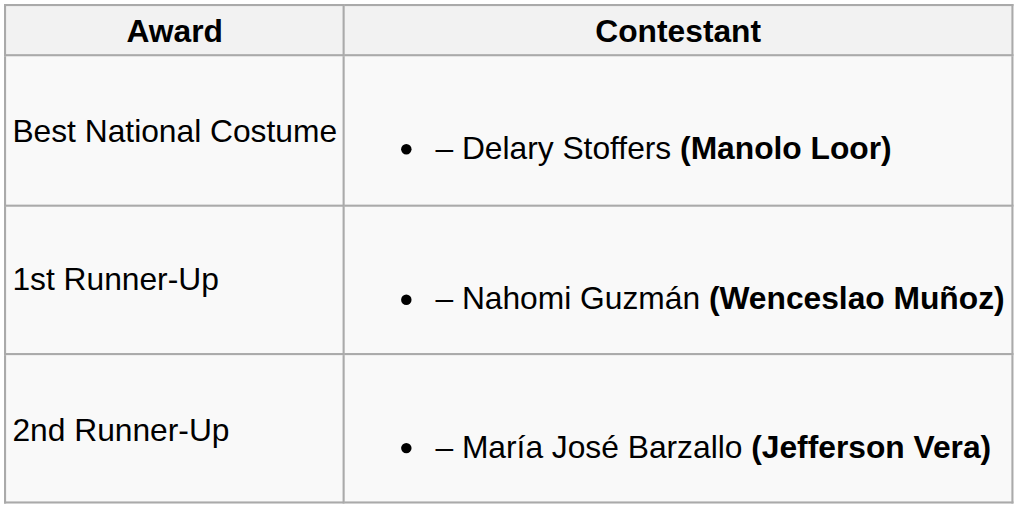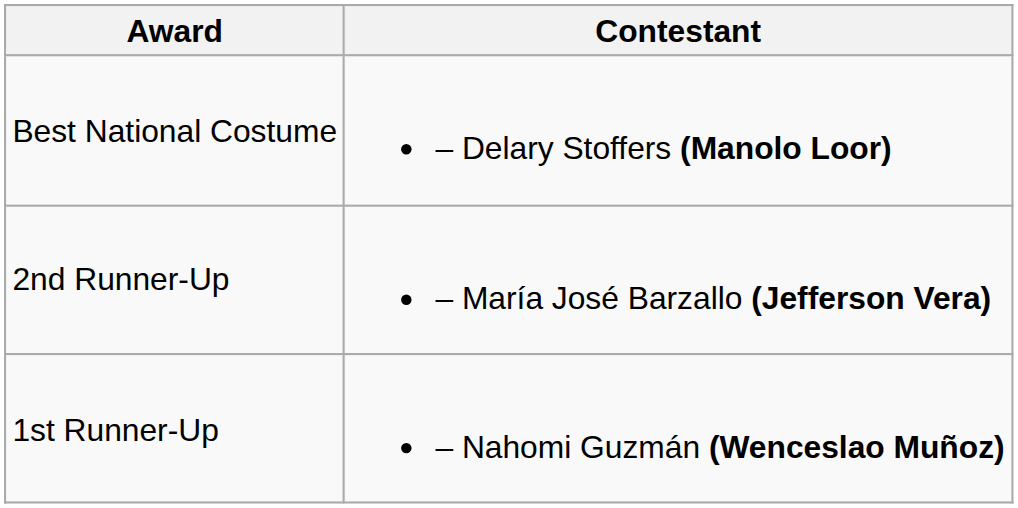rows swapped: (116, 279) <-> (121, 429)
